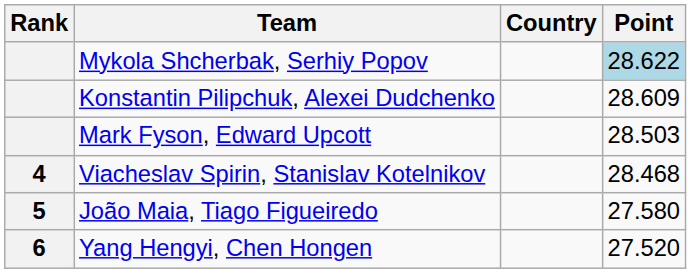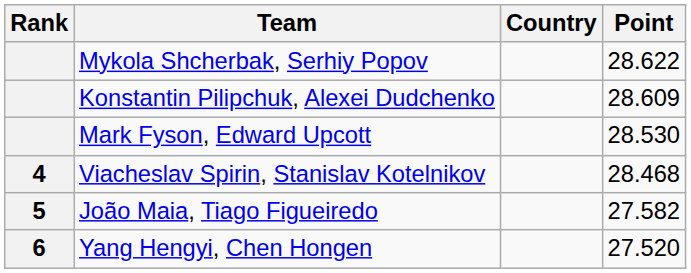(644, 60) lightblue background -> (644, 60) no background
(644, 135) 28.503 -> (644, 135) 28.530
(644, 211) 27.580 -> (644, 211) 27.582
